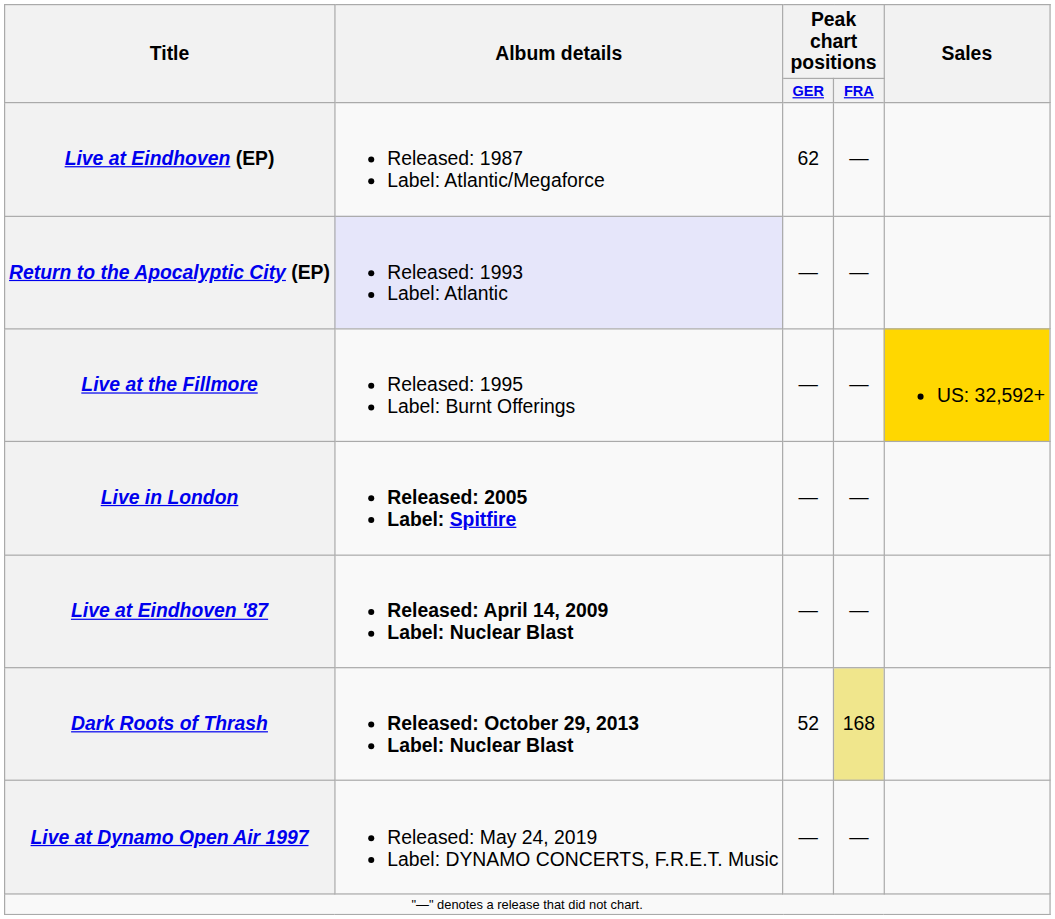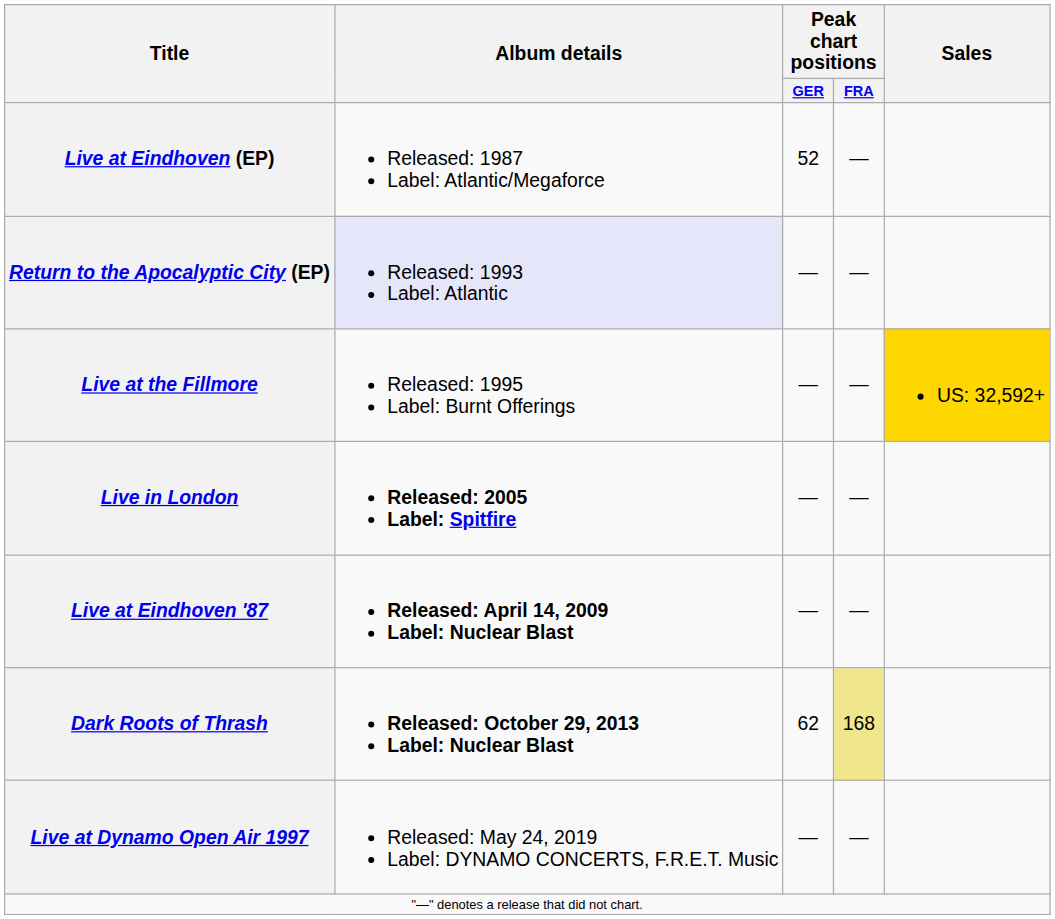(808, 159) 62 -> (808, 159) 52
(808, 724) 52 -> (808, 724) 62
